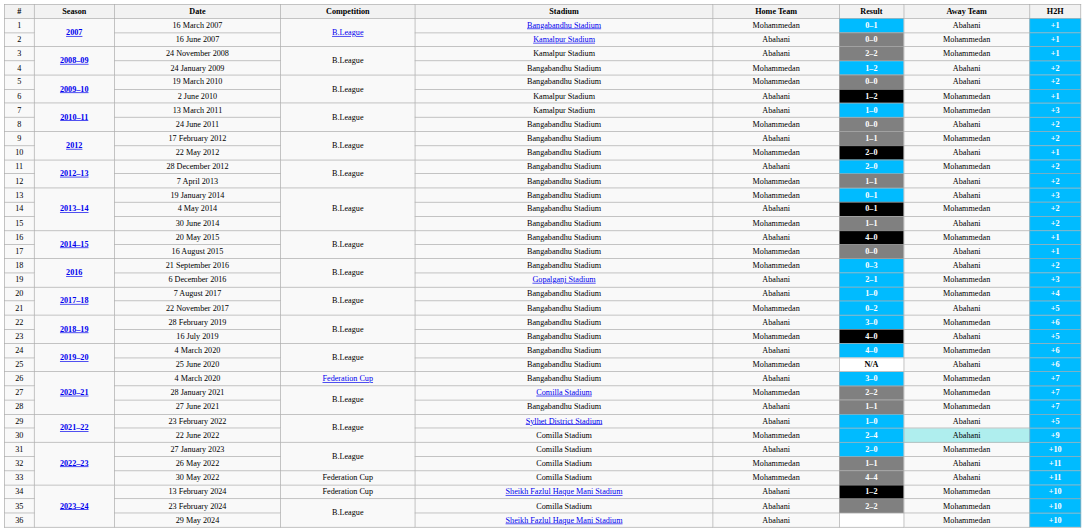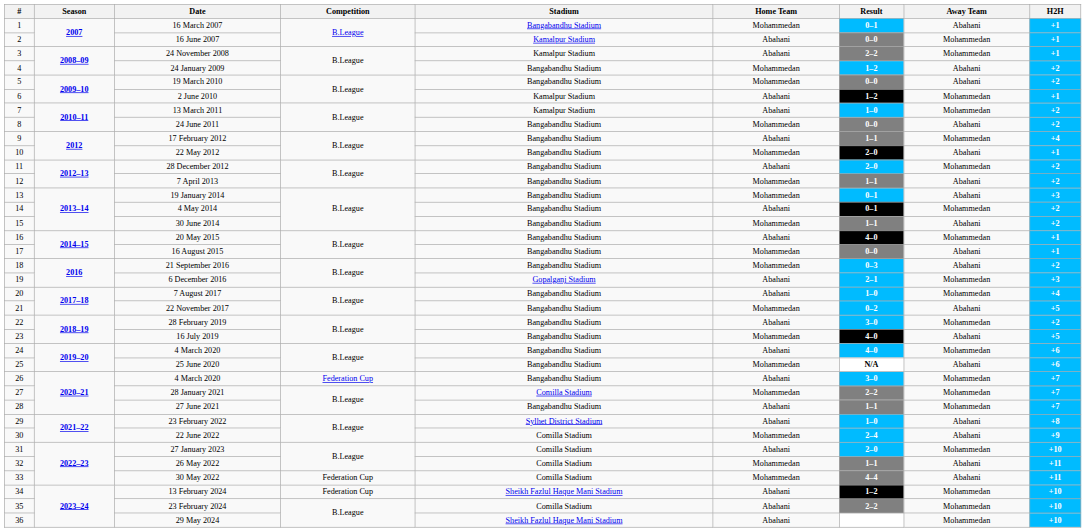(1055, 110) +3 -> (1055, 110) +2
(1055, 138) +2 -> (1055, 138) +4
(1055, 322) +6 -> (1055, 322) +2
(1055, 421) +5 -> (1055, 421) +8
(967, 435) paleturquoise background -> (967, 435) no background
